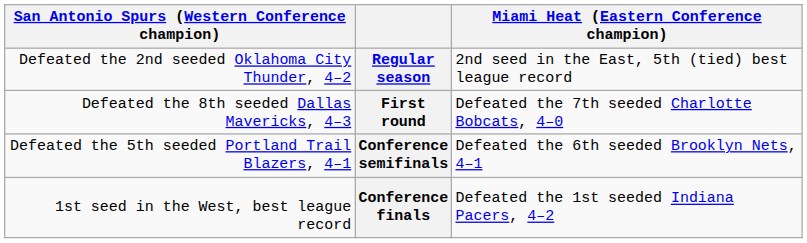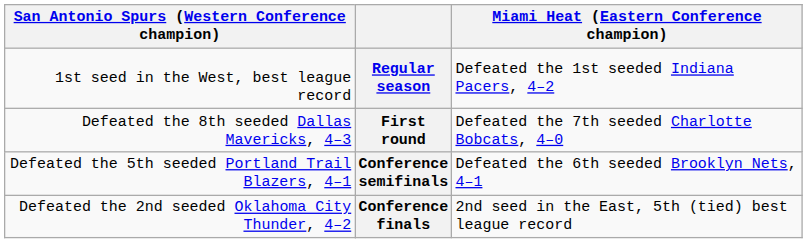(185, 69) Defeated the 2nd seeded Oklahoma City Thunder, 4–2 -> (203, 87) 1st seed in the West, best league record
(622, 69) 2nd seed in the East, 5th (tied) best league record -> (595, 78) Defeated the 1st seeded Indiana Pacers, 4–2
(203, 216) 1st seed in the West, best league record -> (185, 216) Defeated the 2nd seeded Oklahoma City Thunder, 4–2
(595, 207) Defeated the 1st seeded Indiana Pacers, 4–2 -> (622, 216) 2nd seed in the East, 5th (tied) best league record
